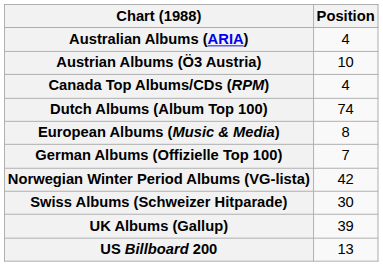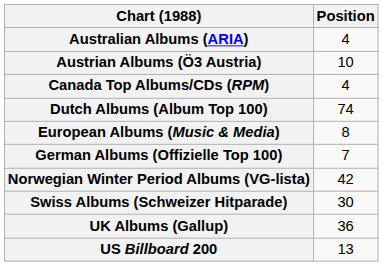(346, 226) 39 -> (346, 226) 36
